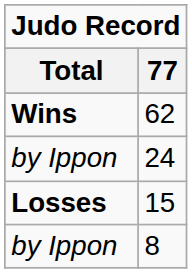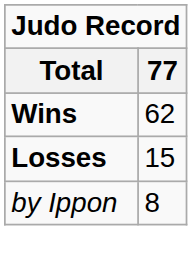- row: (160, 158)
